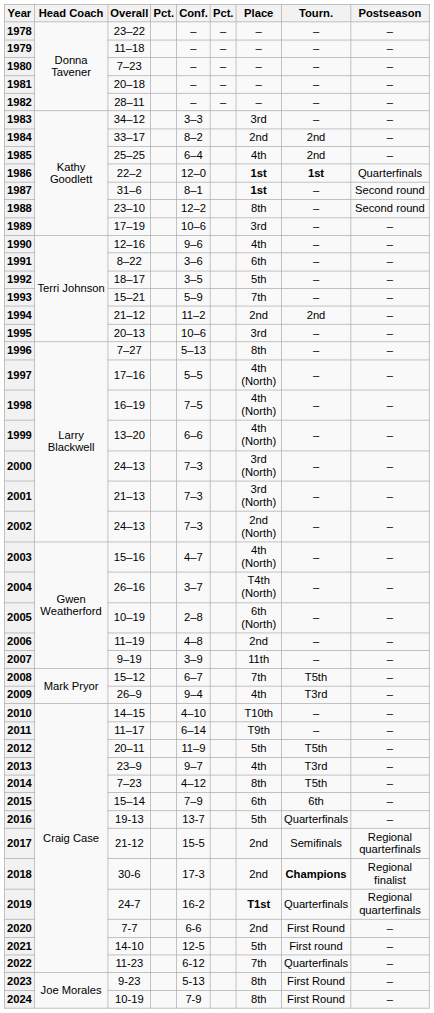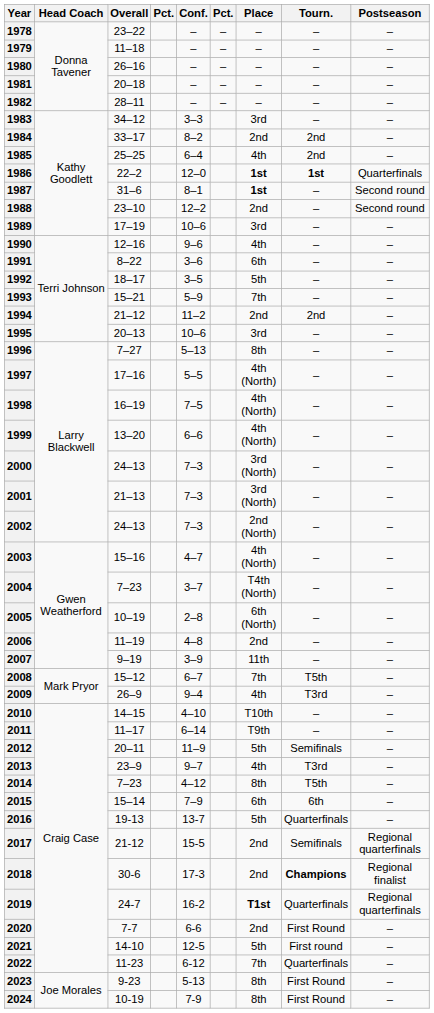(129, 66) 7–23 -> (129, 66) 26–16
(259, 208) 8th -> (259, 208) 2nd
(129, 587) 26–16 -> (129, 587) 7–23
(316, 748) T5th -> (316, 748) Semifinals
